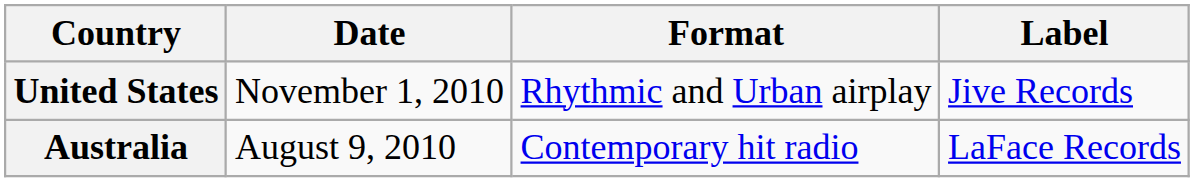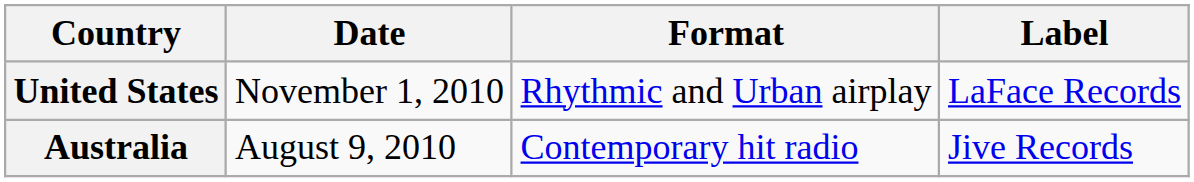(1041, 90) Jive Records -> (1065, 90) LaFace Records
(1065, 147) LaFace Records -> (1041, 147) Jive Records
